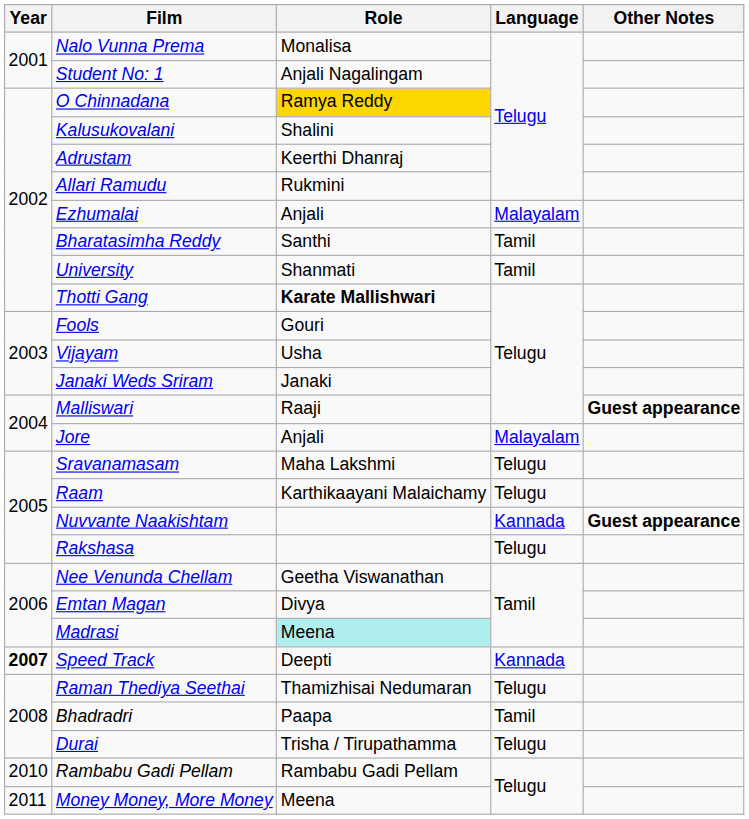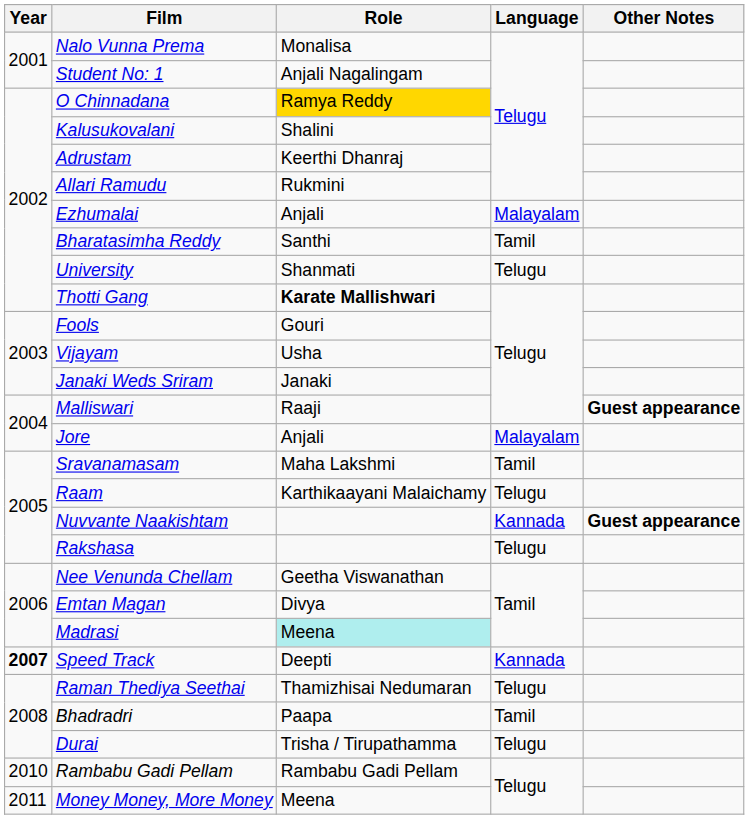(515, 269) Tamil -> (520, 269) Telugu
(520, 465) Telugu -> (515, 465) Tamil
